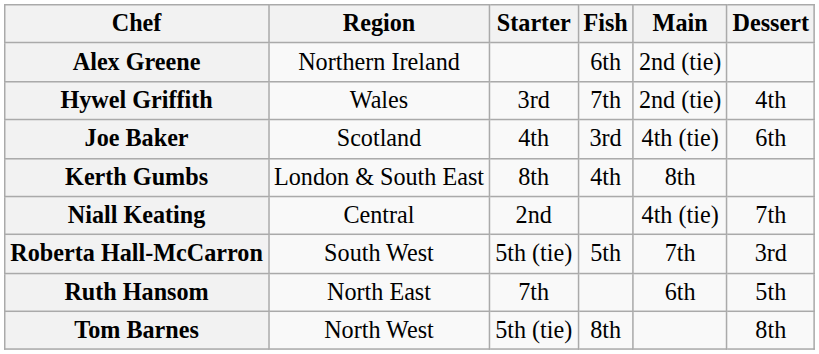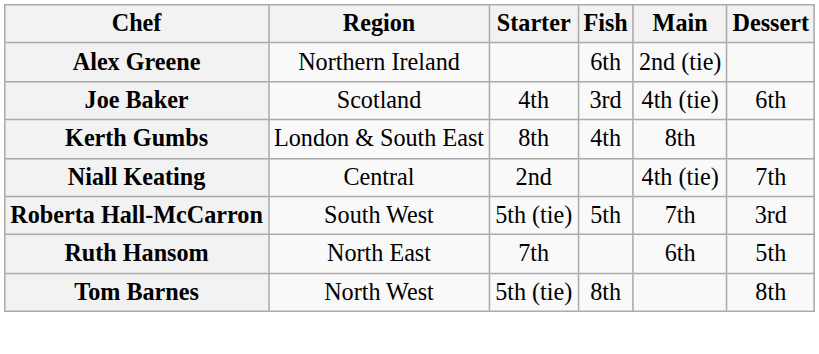- row: (137, 100)
